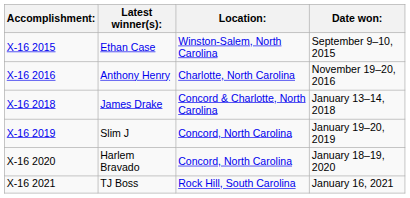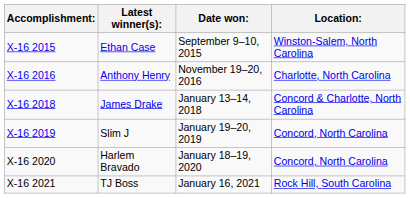columns swapped: (357, 18) <-> (243, 18)
